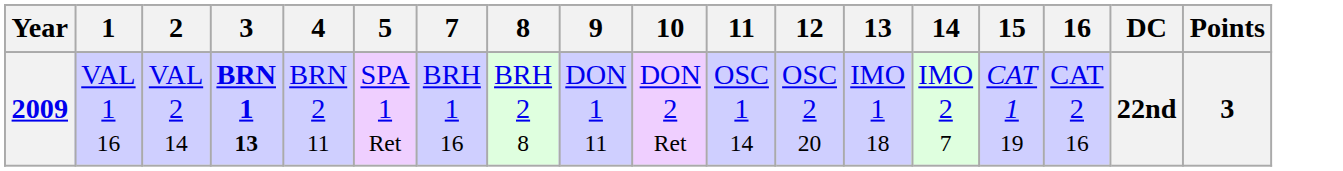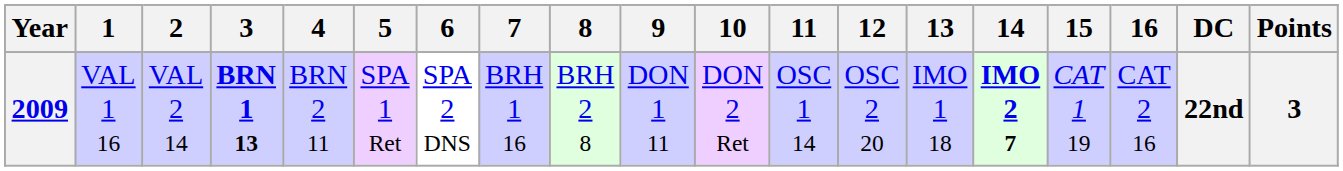+ column: (447, 28)
(946, 108) normal -> (1010, 108) bold
